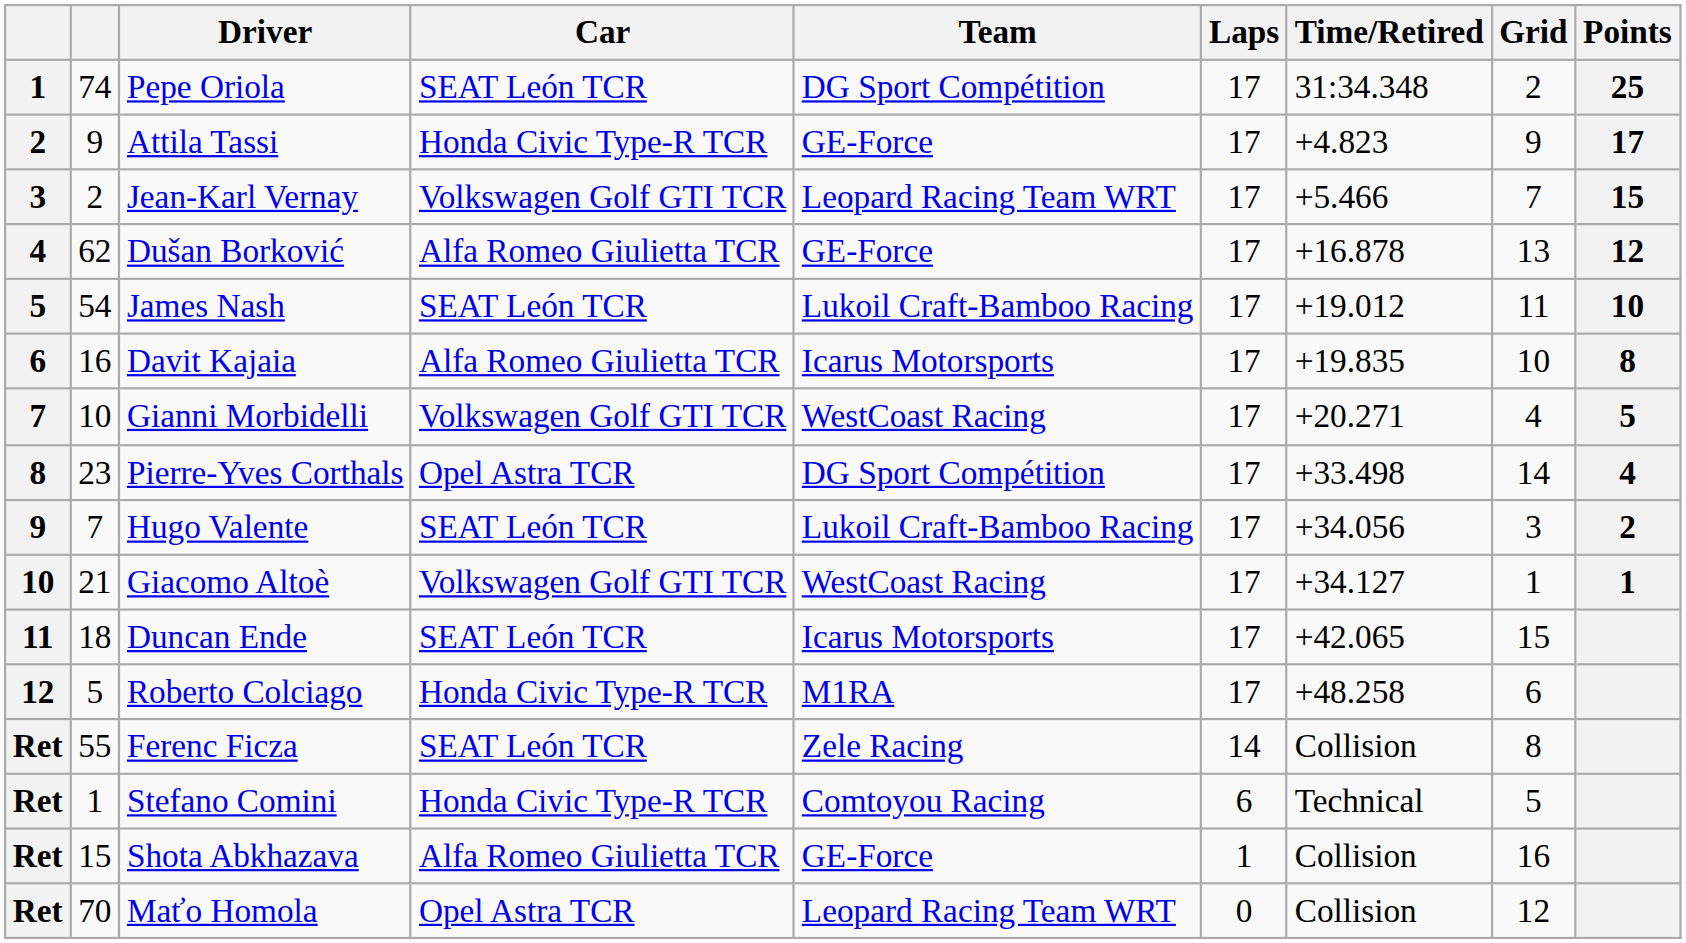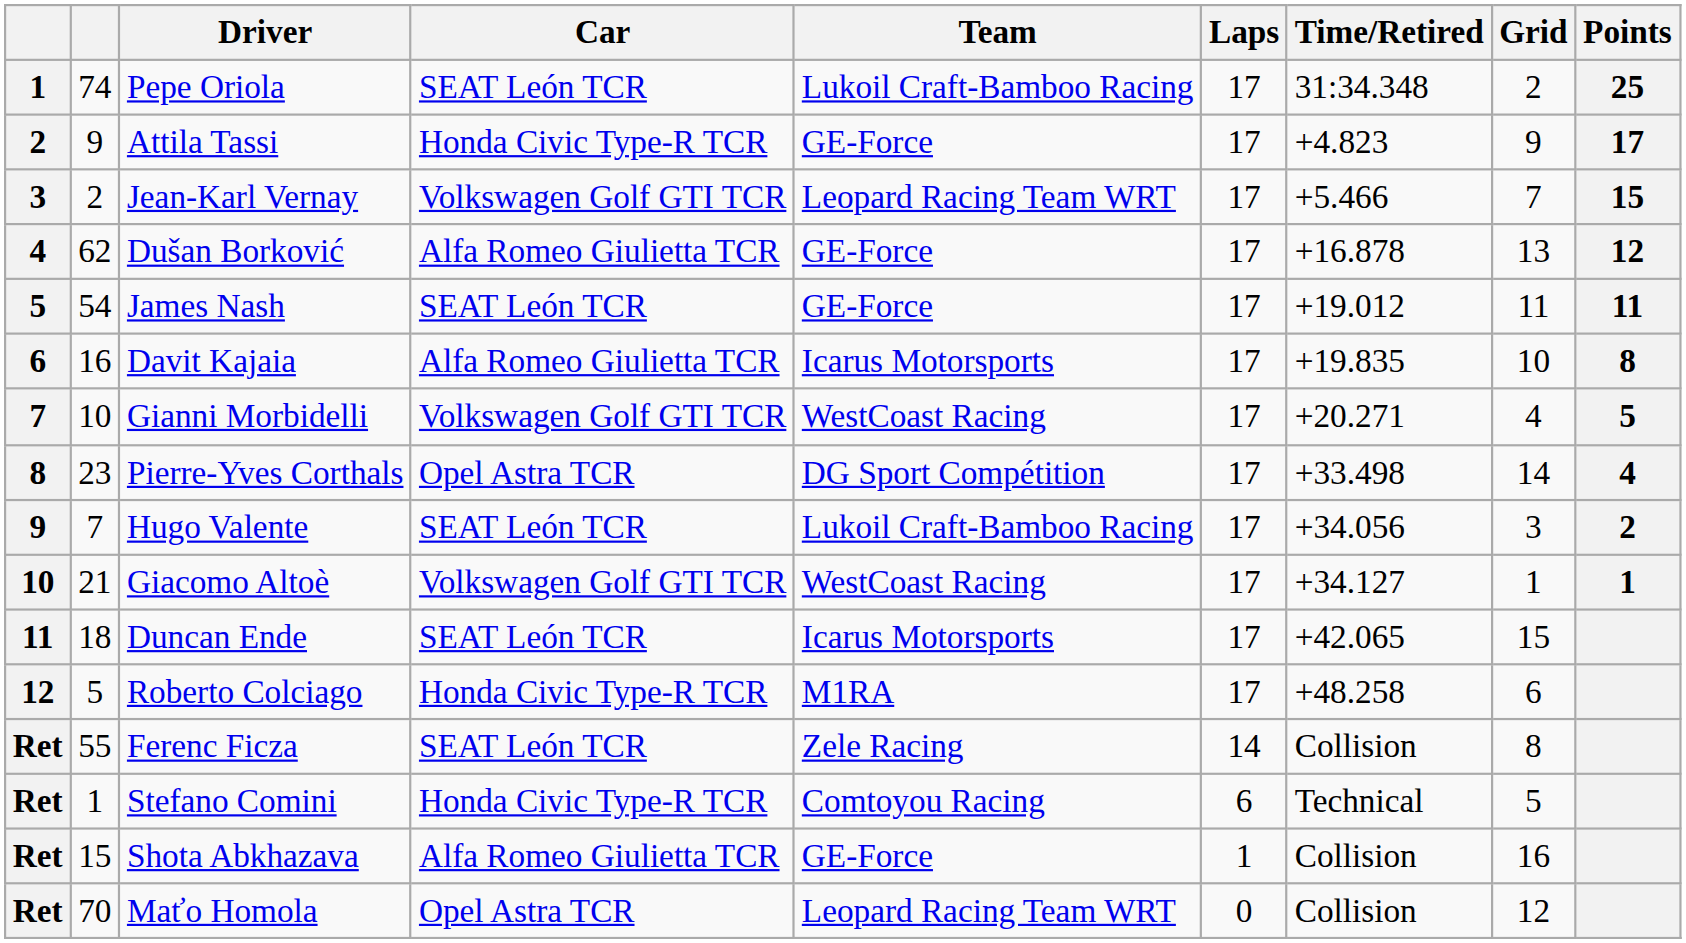(953, 87) DG Sport Compétition -> (998, 87) Lukoil Craft-Bamboo Racing
(998, 306) Lukoil Craft-Bamboo Racing -> (867, 306) GE-Force
(1627, 306) 10 -> (1627, 306) 11
